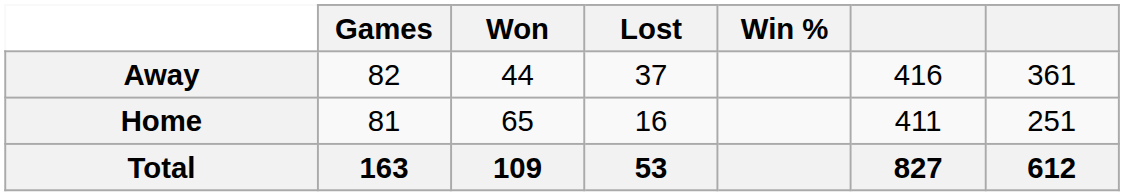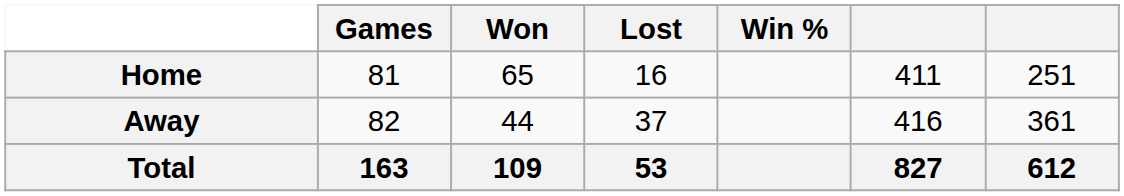rows swapped: (161, 121) <-> (161, 75)
